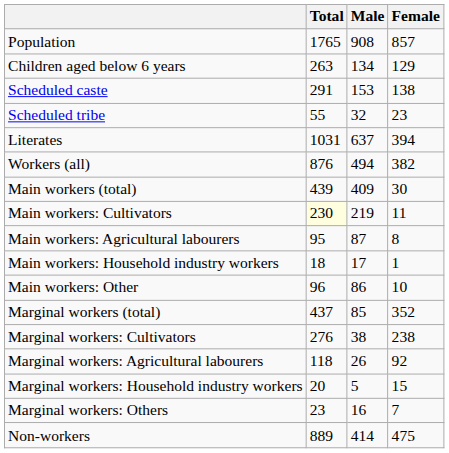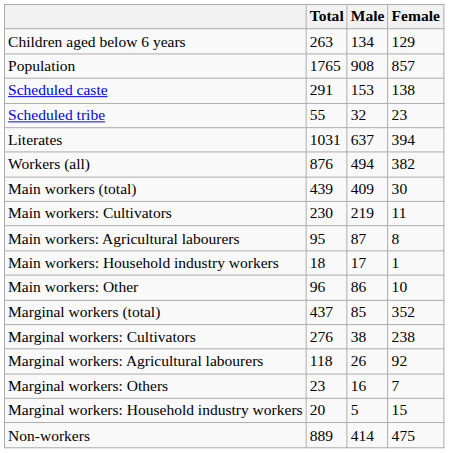rows swapped: (42, 41) <-> (97, 66)
(321, 213) lightyellow background -> (321, 213) no background
rows swapped: (155, 386) <-> (88, 410)
